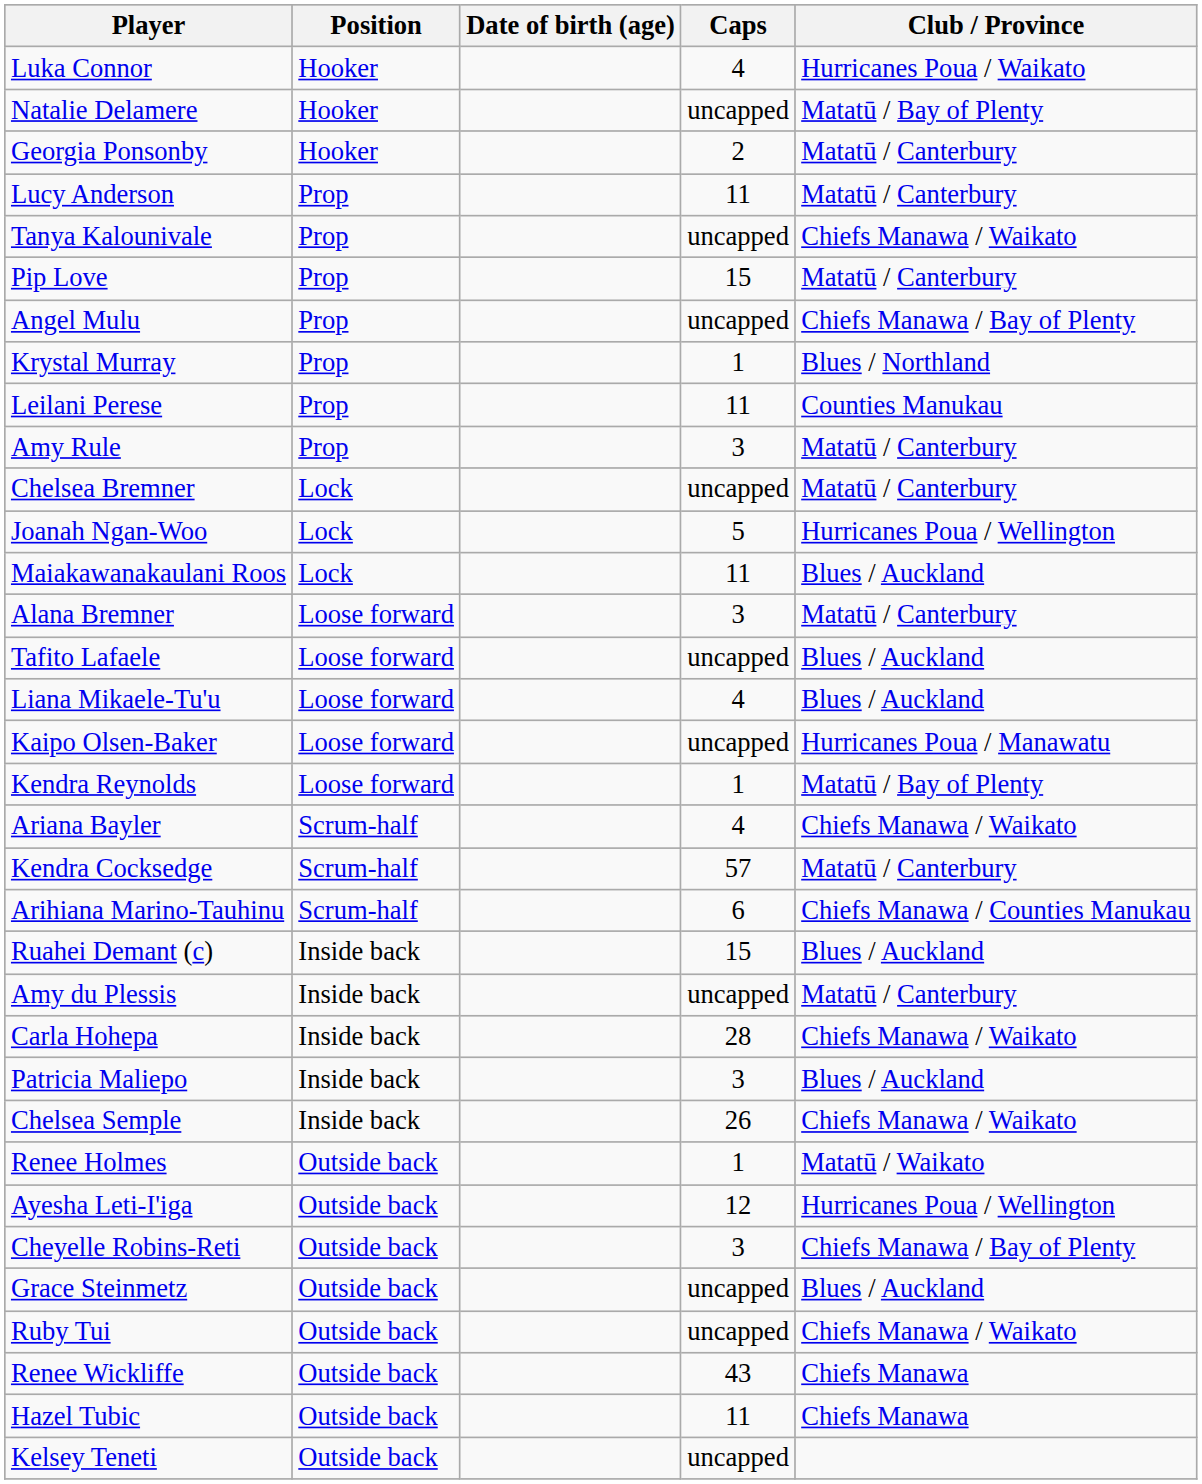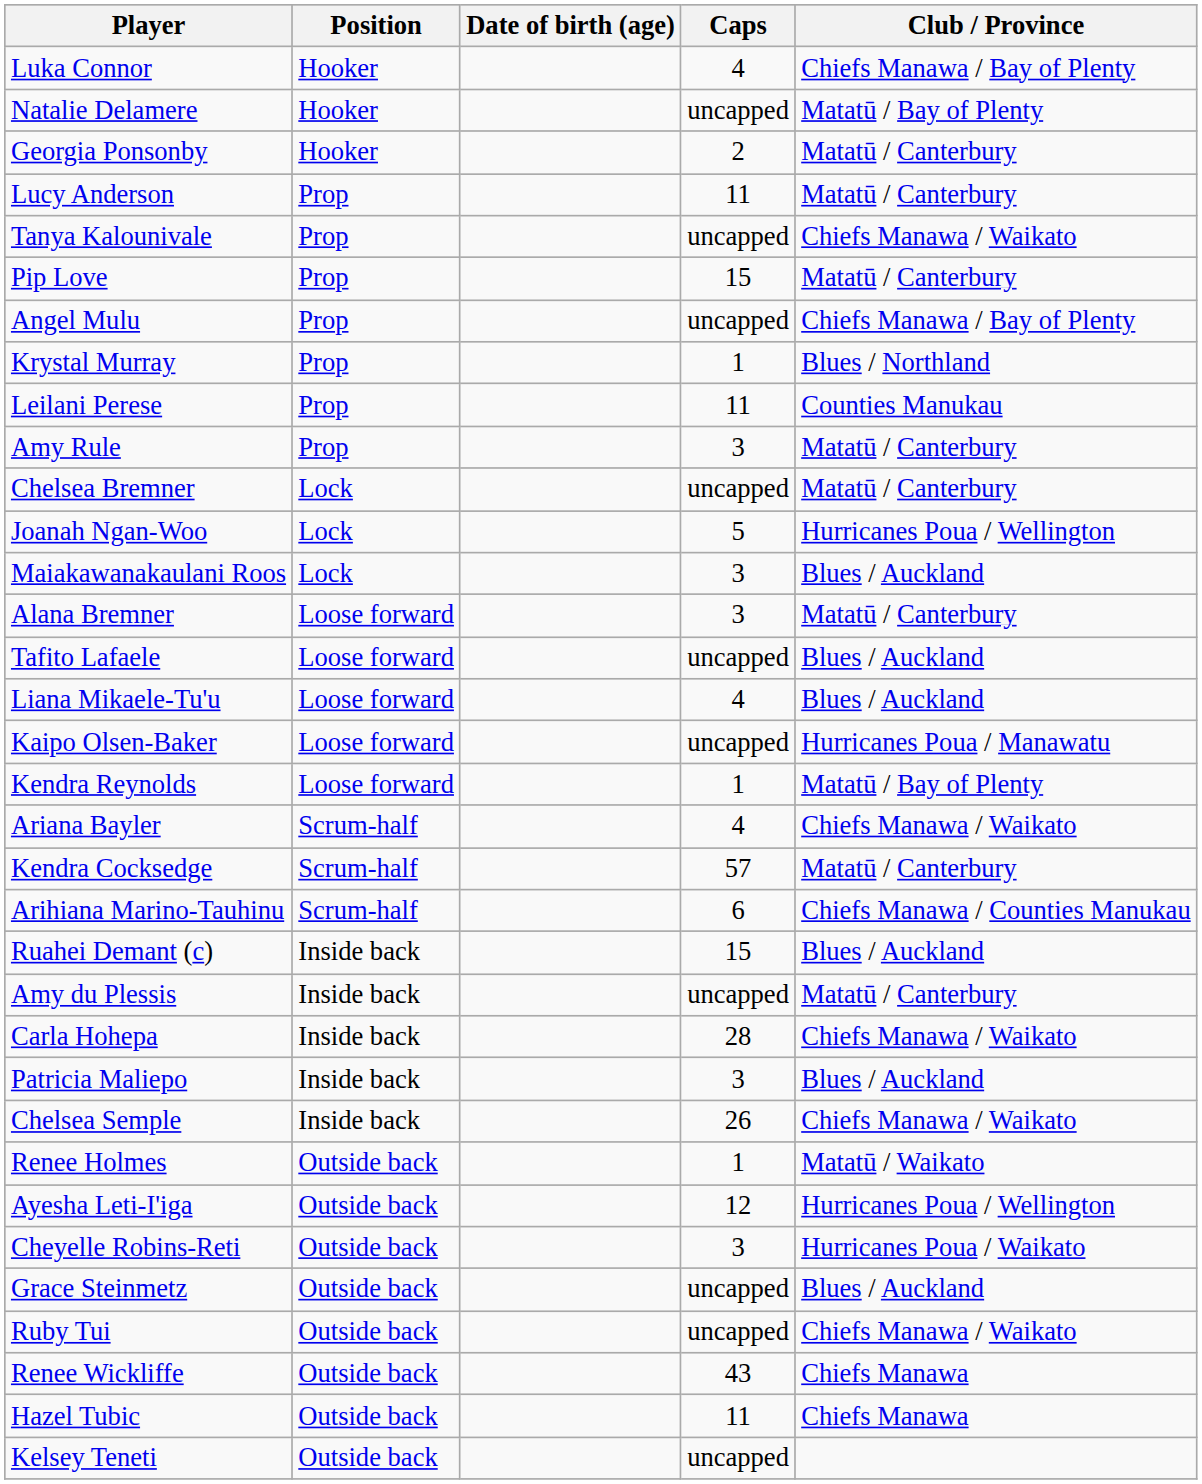(943, 67) Hurricanes Poua / Waikato -> (968, 67) Chiefs Manawa / Bay of Plenty
(738, 573) 11 -> (738, 573) 3
(968, 1247) Chiefs Manawa / Bay of Plenty -> (943, 1247) Hurricanes Poua / Waikato
